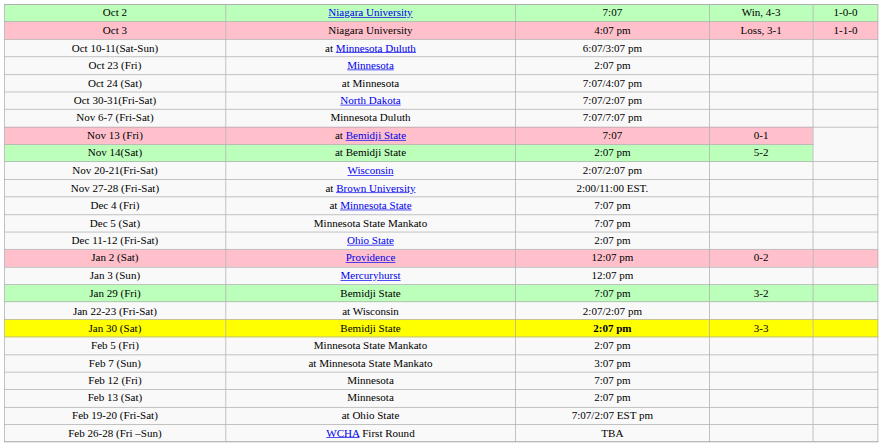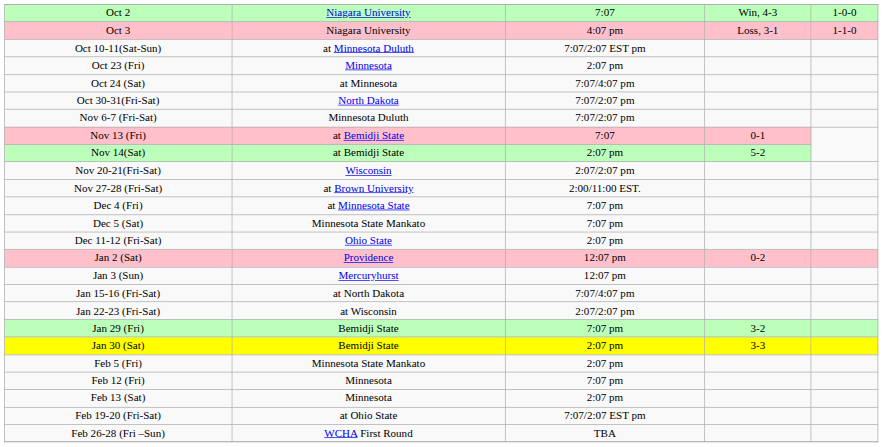(612, 48) 6:07/3:07 pm -> (605, 48) 7:07/2:07 EST pm
(612, 118) 7:07/7:07 pm -> (605, 118) 7:07/2:07 pm
+ row: (118, 293)
rows swapped: (115, 310) <-> (115, 293)
(612, 328) bold -> (605, 345) normal
- row: (115, 363)
